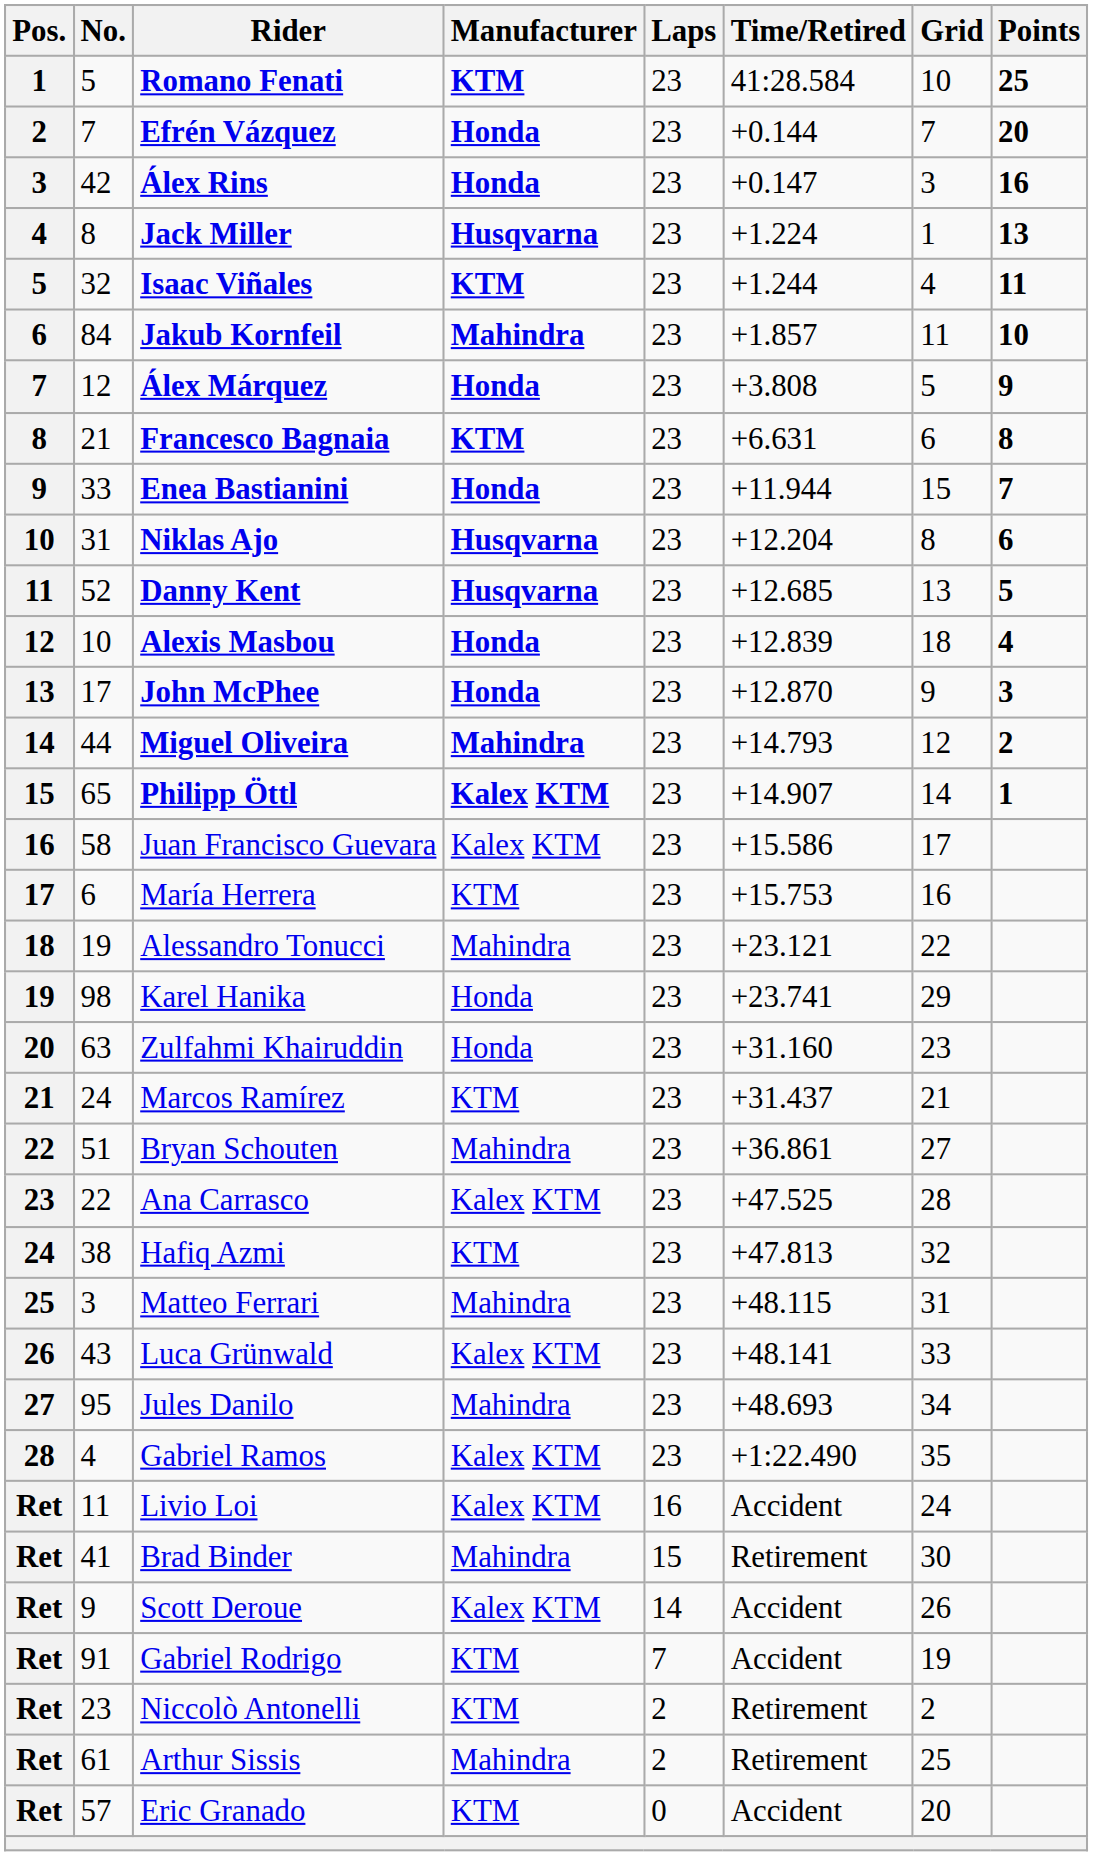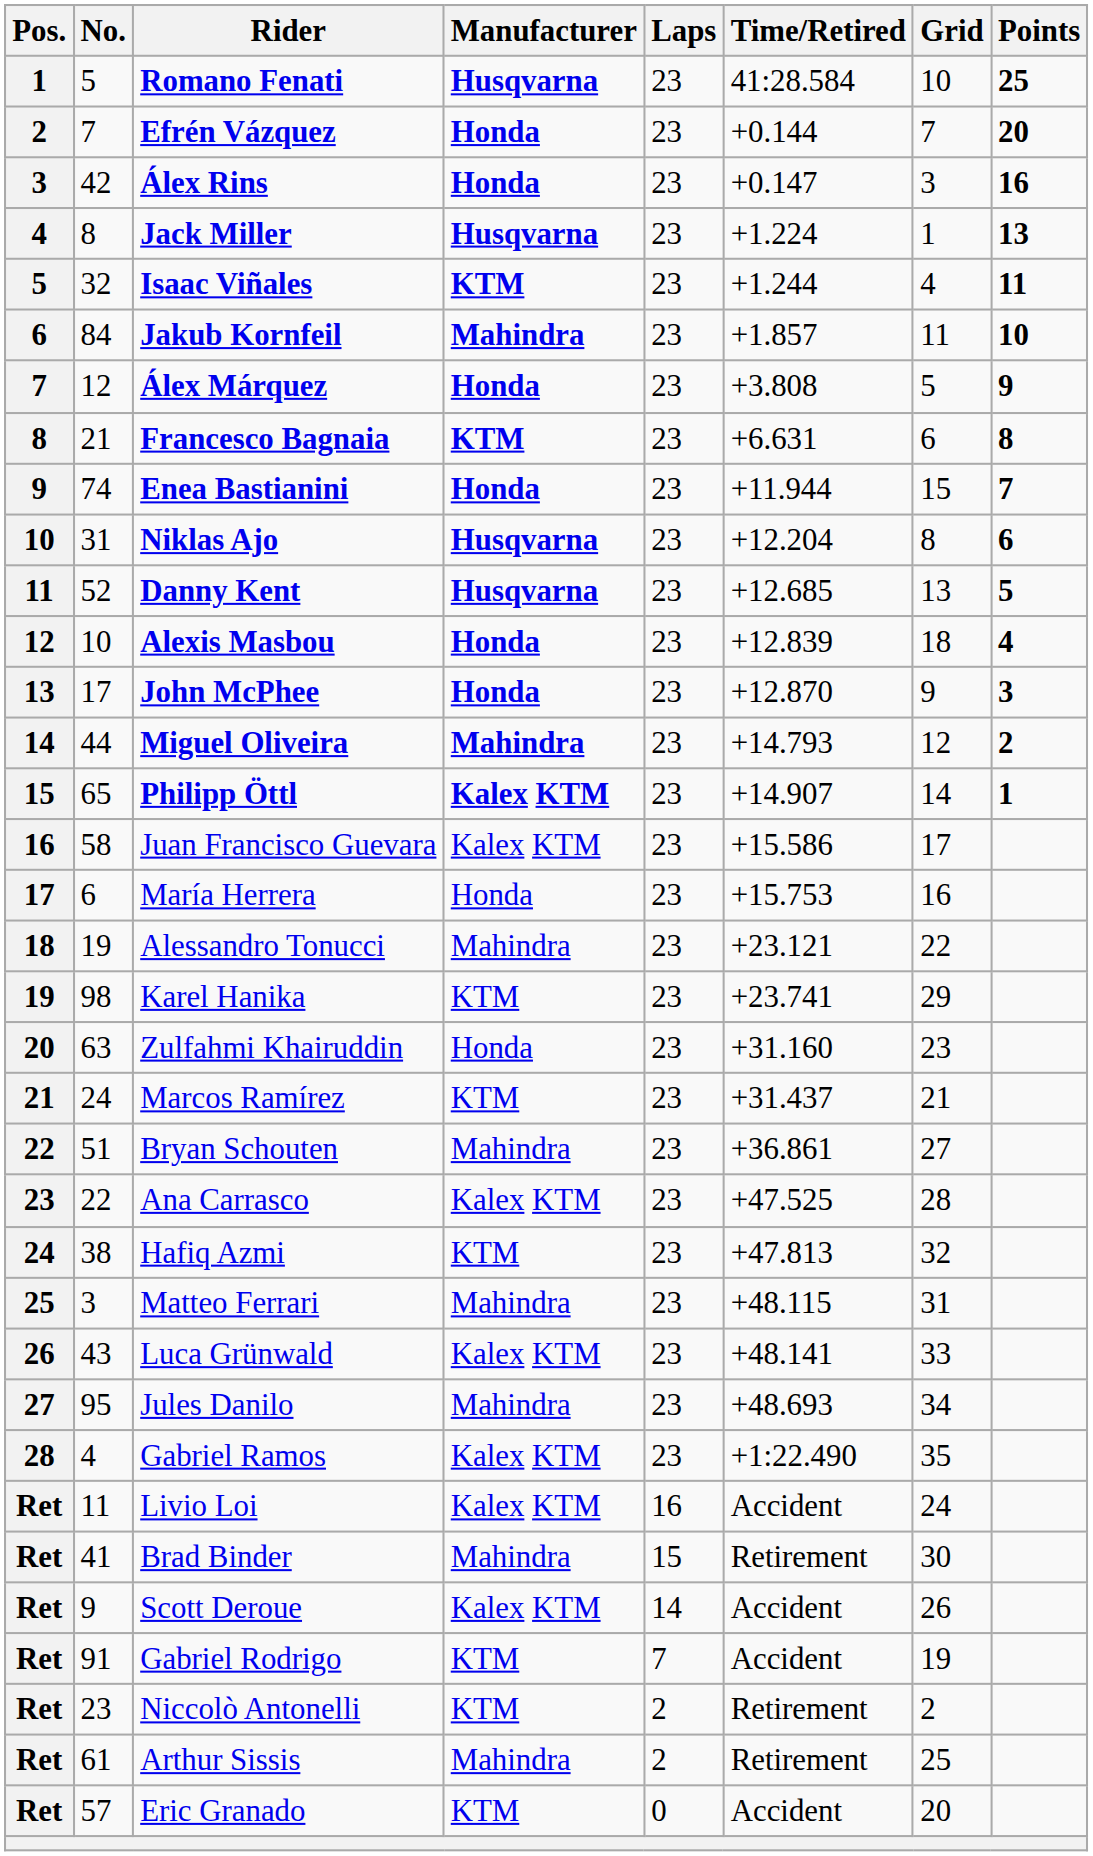(488, 81) KTM -> (524, 81) Husqvarna
(96, 488) 33 -> (96, 488) 74
(485, 895) KTM -> (492, 895) Honda
(492, 996) Honda -> (485, 996) KTM
